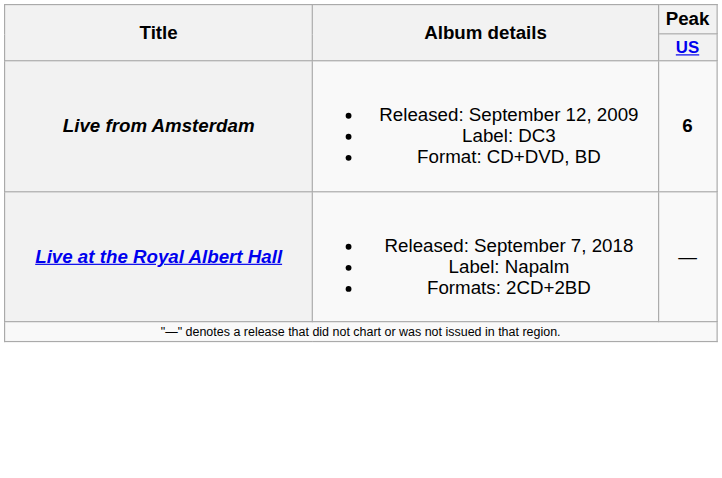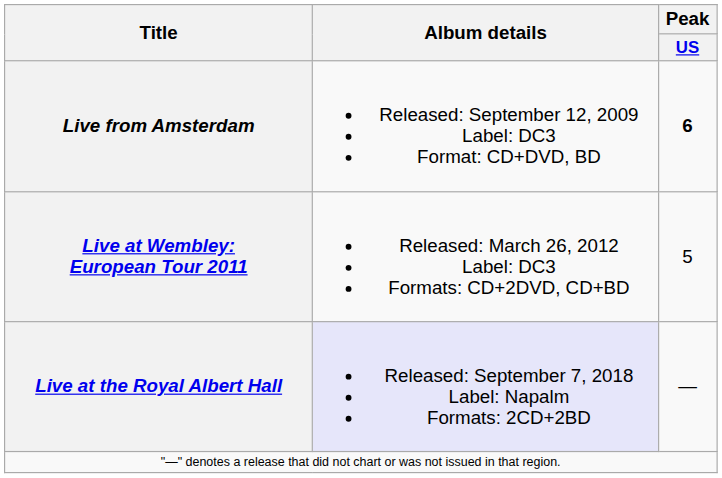+ row: (159, 256)
(486, 267) no background -> (486, 397) lavender background
